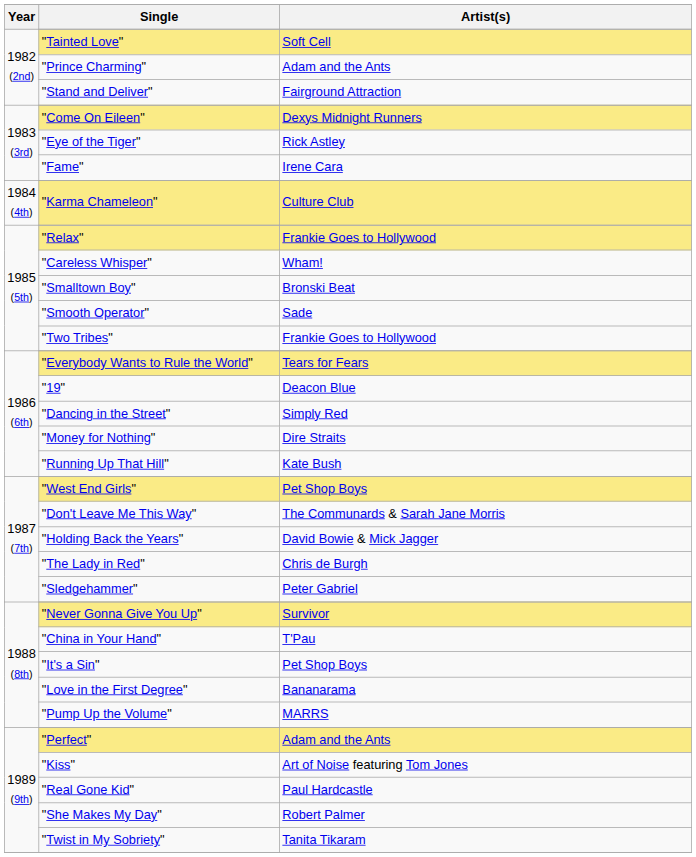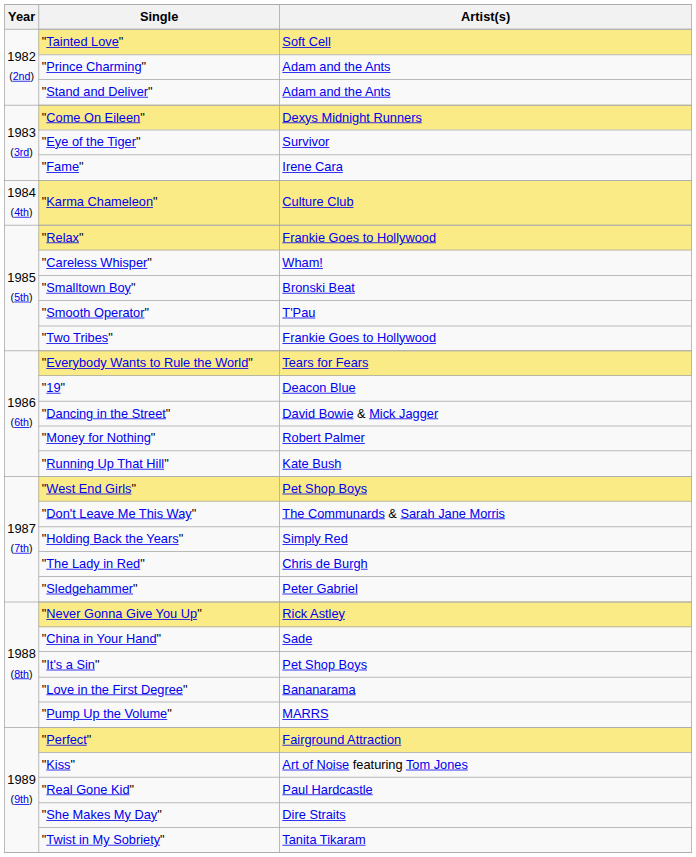(342, 92) Fairground Attraction -> (336, 92) Adam and the Ants
(314, 142) Rick Astley -> (306, 142) Survivor
(297, 313) Sade -> (299, 313) T'Pau
(315, 413) Simply Red -> (360, 413) David Bowie & Mick Jagger
(314, 438) Dire Straits -> (324, 438) Robert Palmer
(360, 539) David Bowie & Mick Jagger -> (315, 539) Simply Red
(306, 614) Survivor -> (314, 614) Rick Astley
(299, 639) T'Pau -> (297, 639) Sade
(336, 739) Adam and the Ants -> (342, 739) Fairground Attraction
(324, 815) Robert Palmer -> (314, 815) Dire Straits
